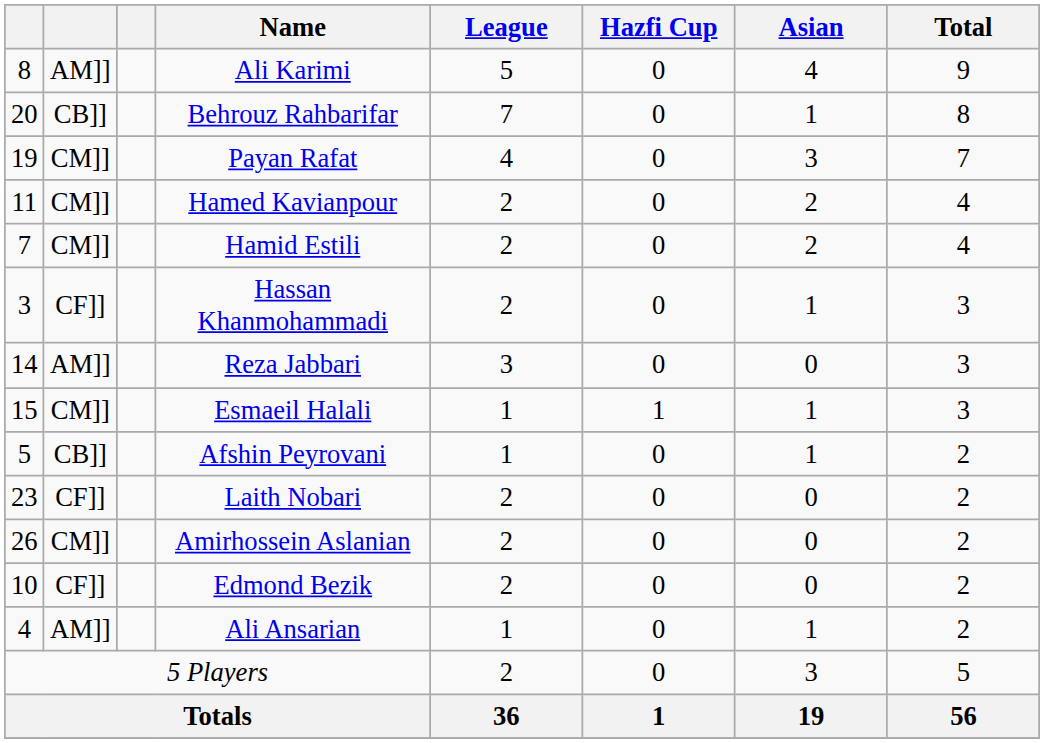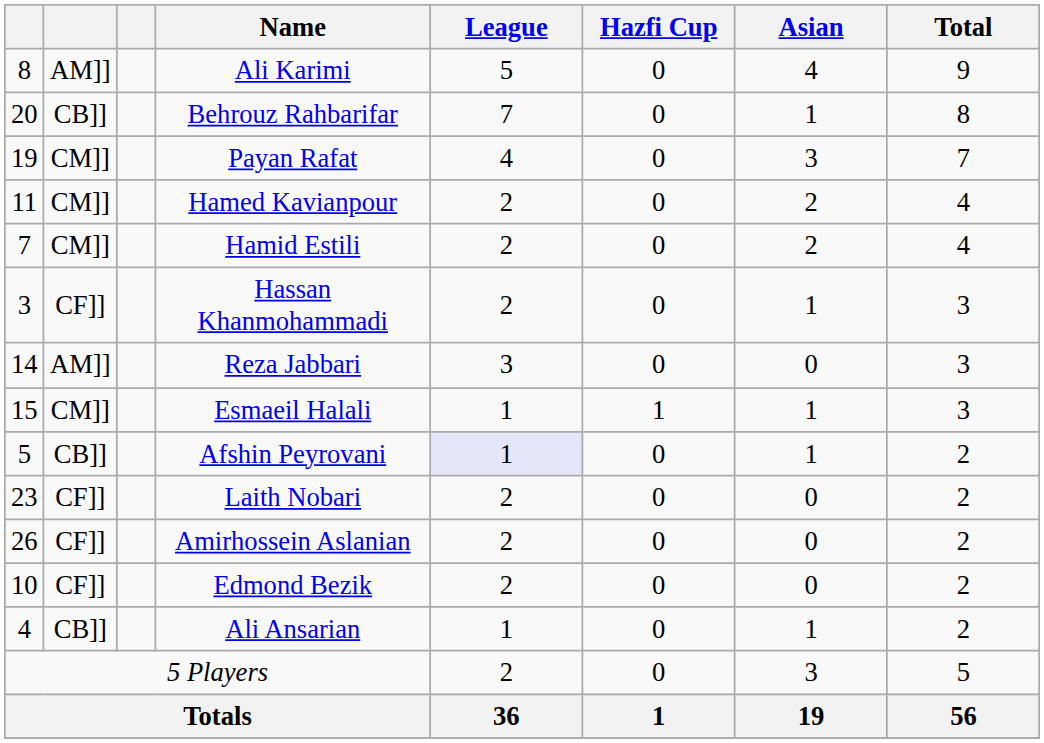(506, 452) no background -> (506, 452) lavender background
(80, 540) CM]] -> (80, 540) CF]]
(80, 628) AM]] -> (80, 628) CB]]
